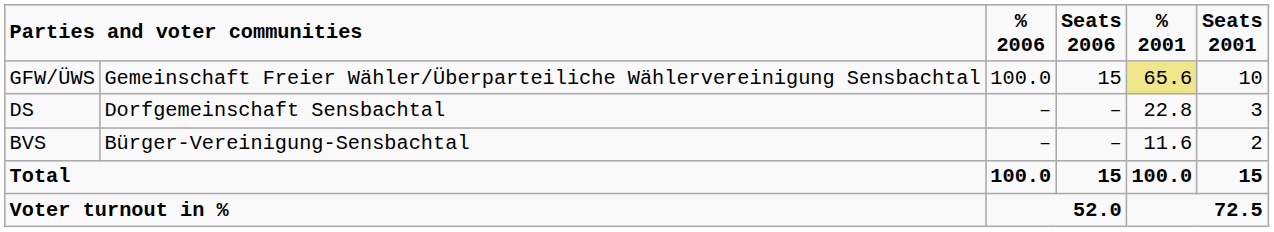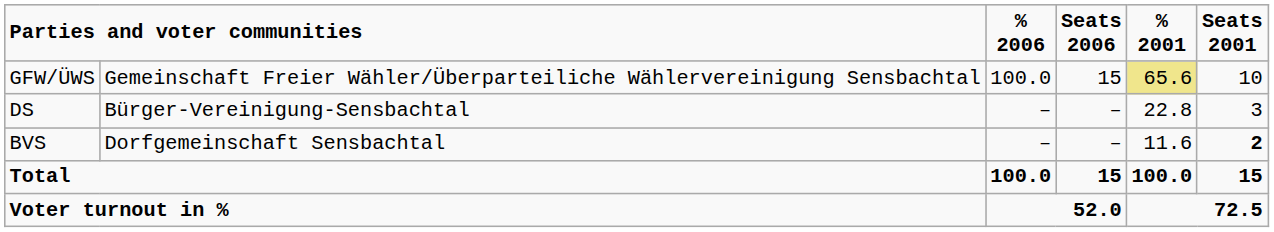(275, 111) Dorfgemeinschaft Sensbachtal -> (287, 111) Bürger-Vereinigung-Sensbachtal
(287, 144) Bürger-Vereinigung-Sensbachtal -> (275, 144) Dorfgemeinschaft Sensbachtal
(1257, 144) normal -> (1257, 144) bold
